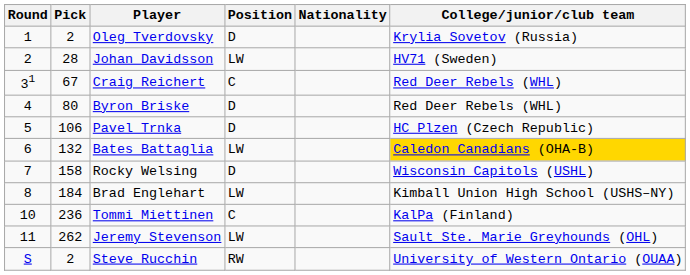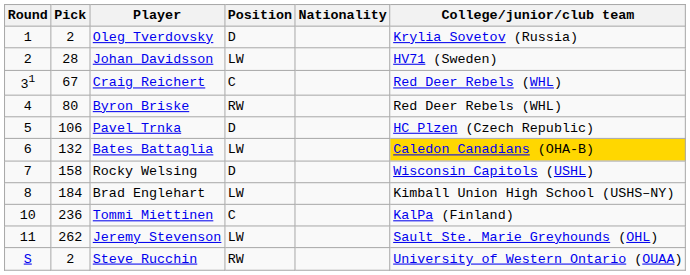(232, 106) D -> (236, 106) RW
